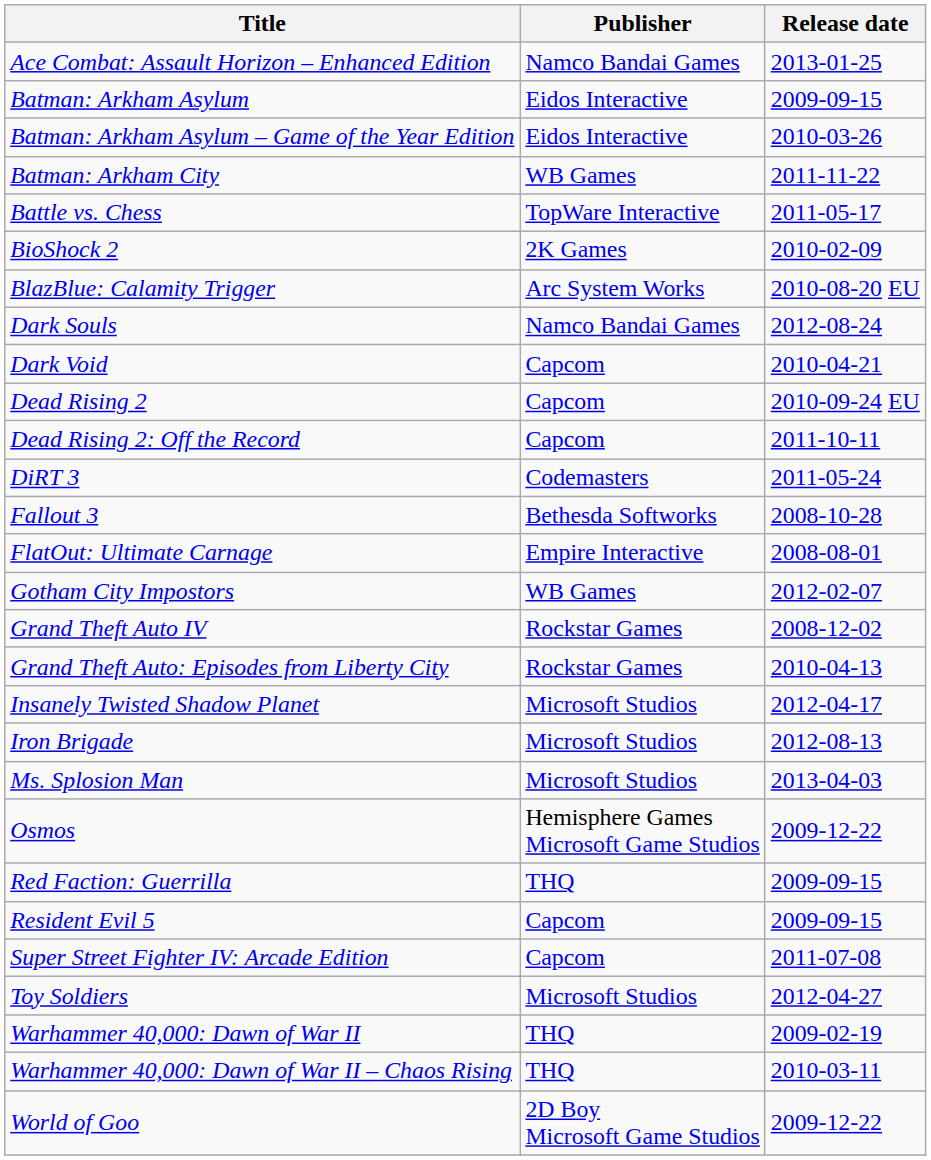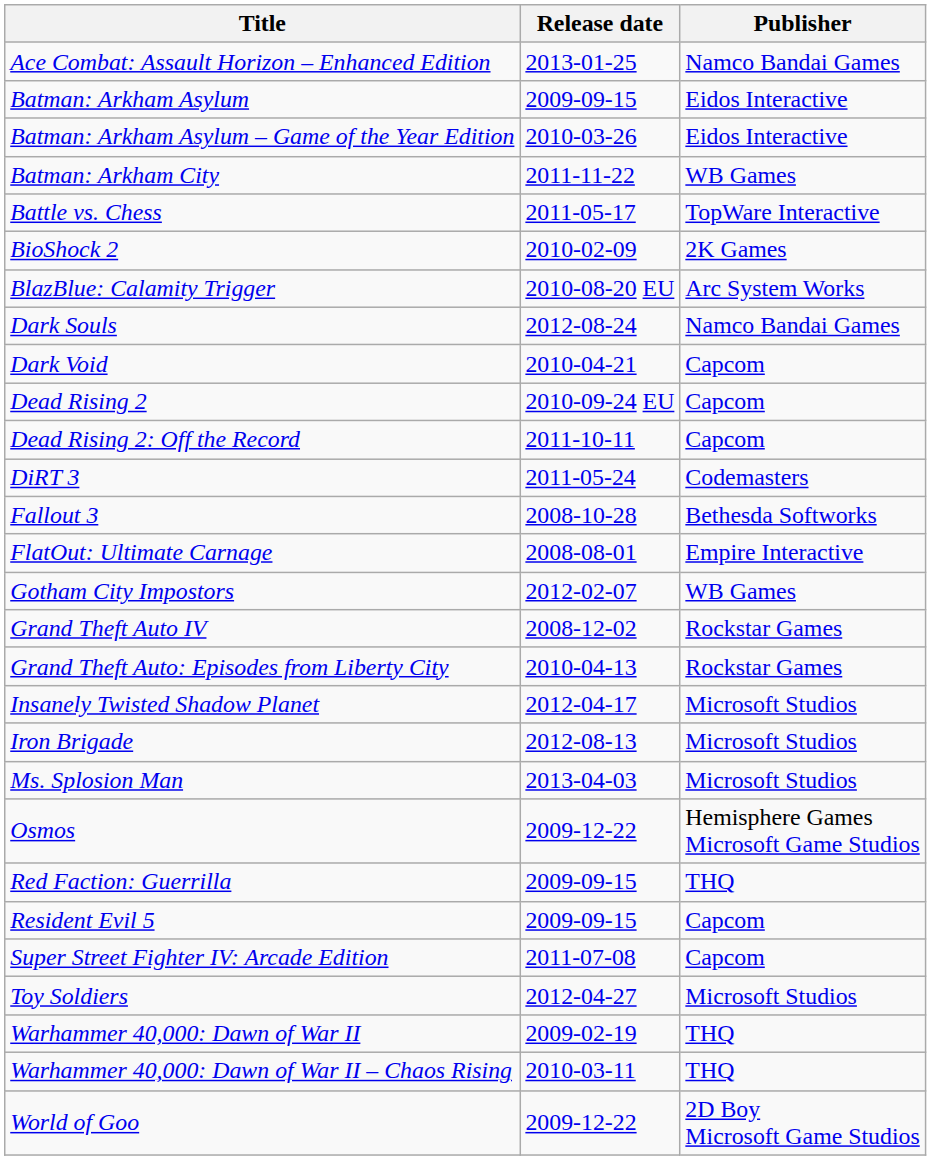columns swapped: (643, 23) <-> (845, 23)
